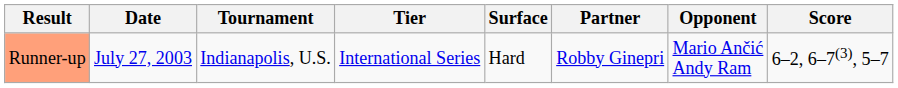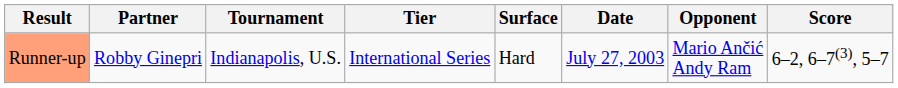columns swapped: (143, 18) <-> (610, 18)
